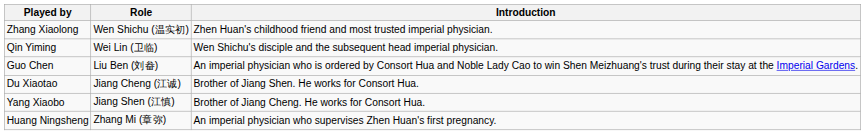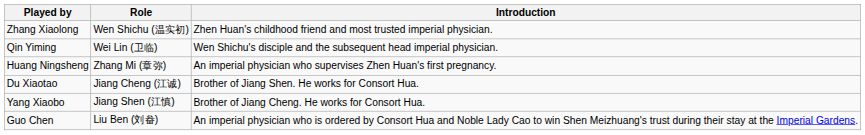rows swapped: (48, 120) <-> (30, 66)
